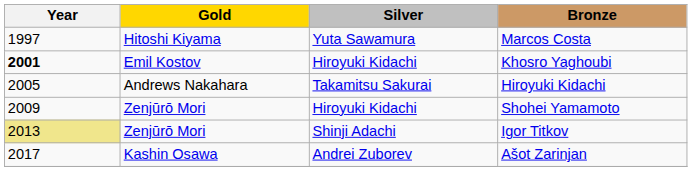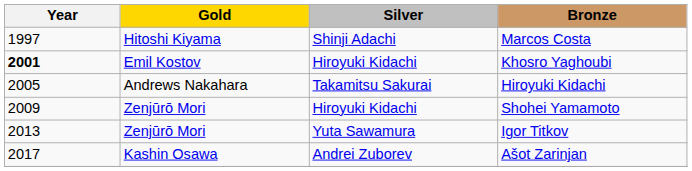(364, 39) Yuta Sawamura -> (354, 39) Shinji Adachi
(24, 131) khaki background -> (24, 131) no background
(354, 131) Shinji Adachi -> (364, 131) Yuta Sawamura
